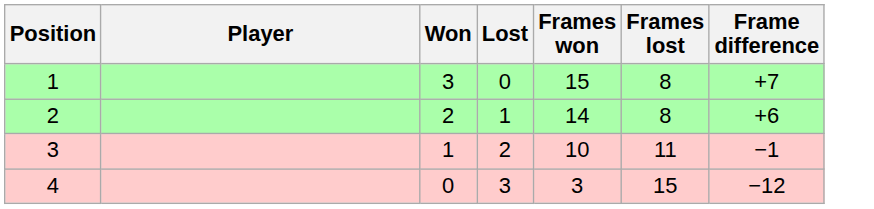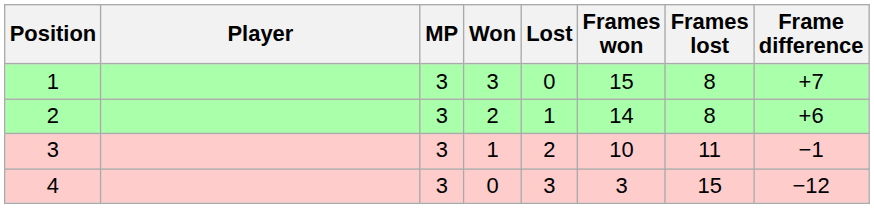+ column: (442, 34)
